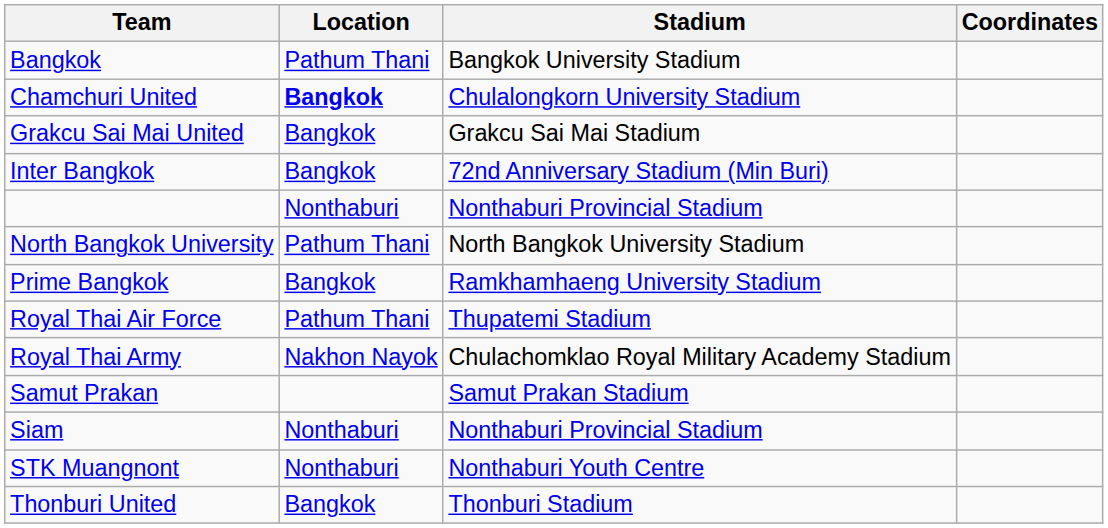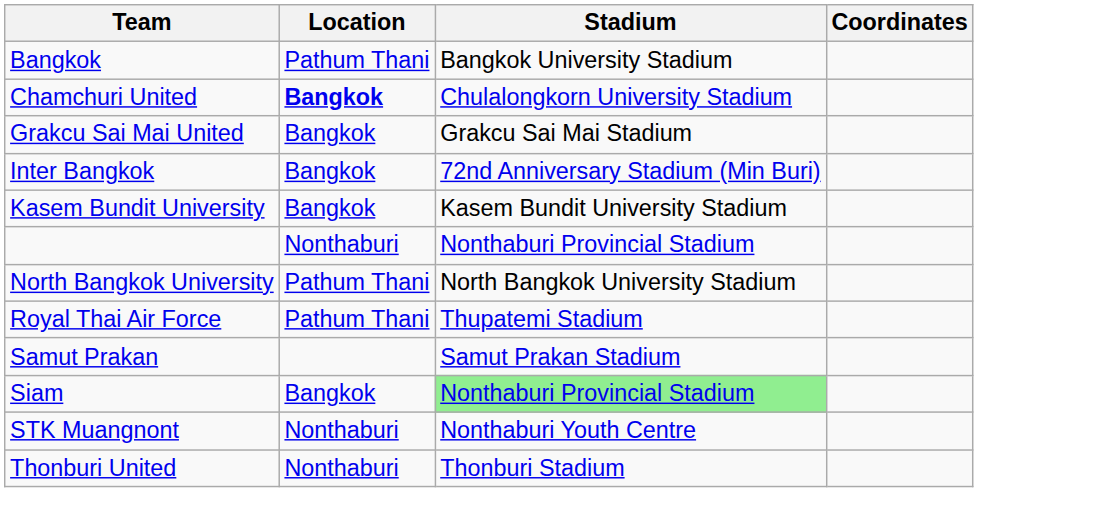+ row: (137, 208)
- row: (89, 282)
- row: (96, 356)
(342, 430) Nonthaburi -> (330, 393) Bangkok
(606, 430) no background -> (597, 393) lightgreen background
(330, 504) Bangkok -> (342, 467) Nonthaburi
